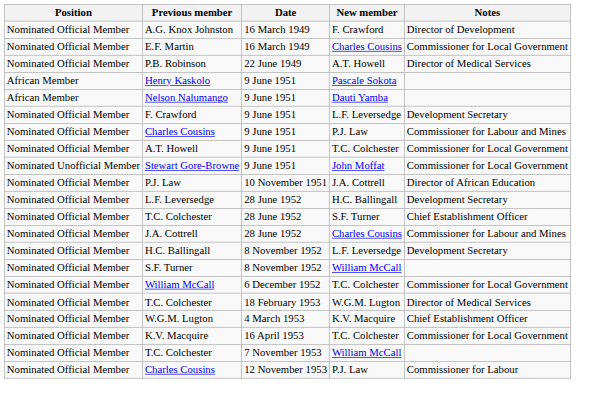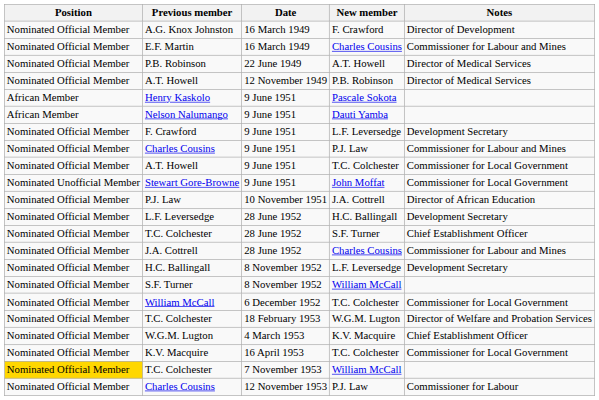(487, 47) Commissioner for Local Government -> (486, 47) Commissioner for Labour and Mines
+ row: (171, 81)
(469, 302) Director of Medical Services -> (499, 319) Director of Welfare and Probation Services
(68, 353) no background -> (68, 370) gold background
